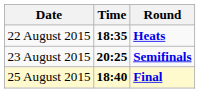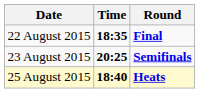(149, 35) Heats -> (148, 35) Final
(148, 77) Final -> (149, 77) Heats
